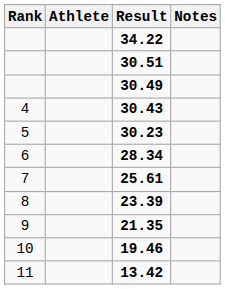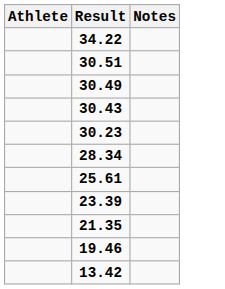- column: (25, 16)
